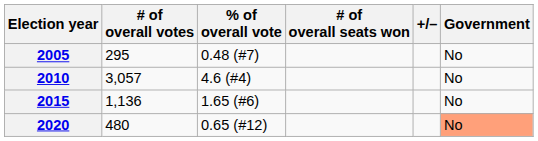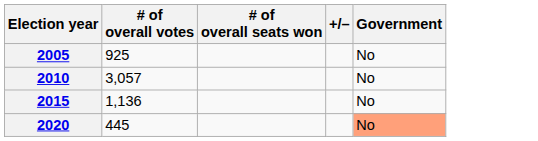- column: (241, 24)
(117, 55) 295 -> (117, 55) 925
(117, 124) 480 -> (117, 124) 445
